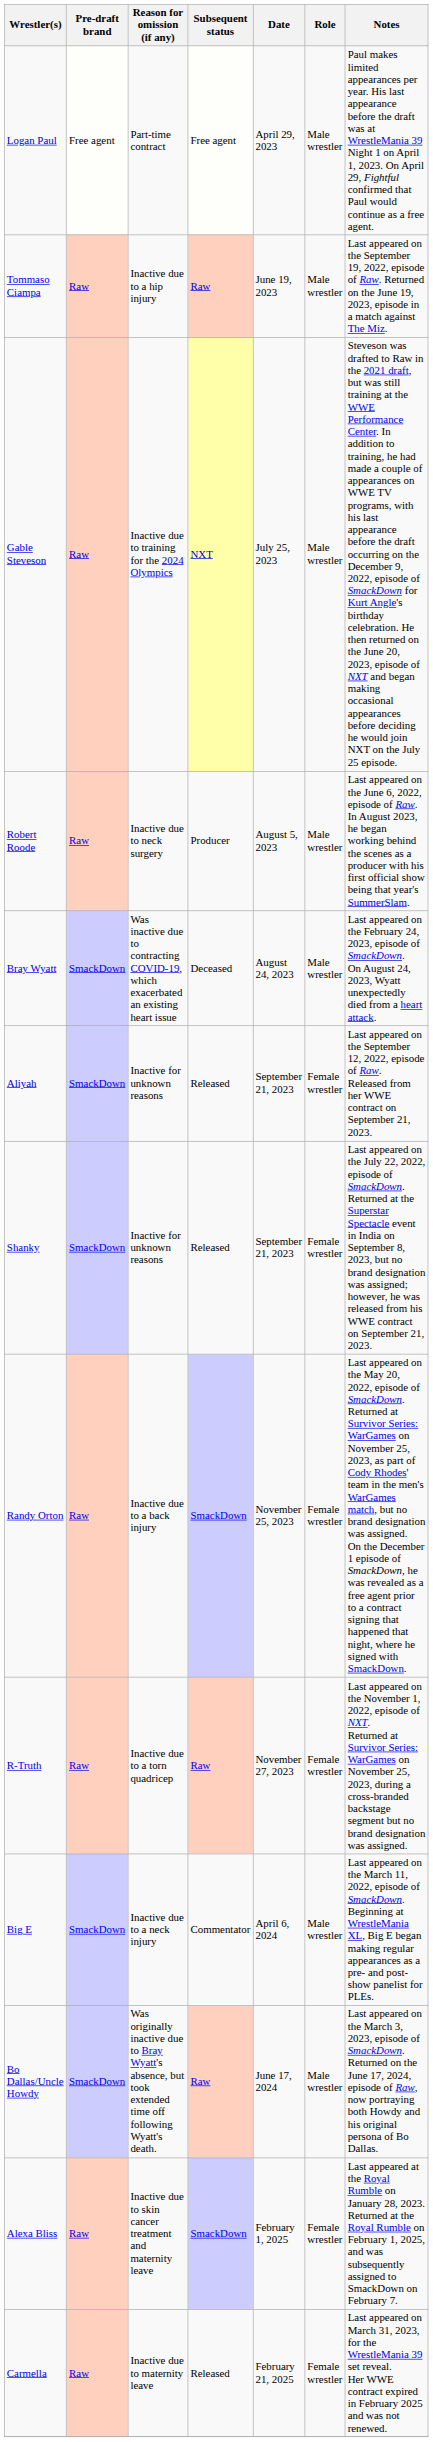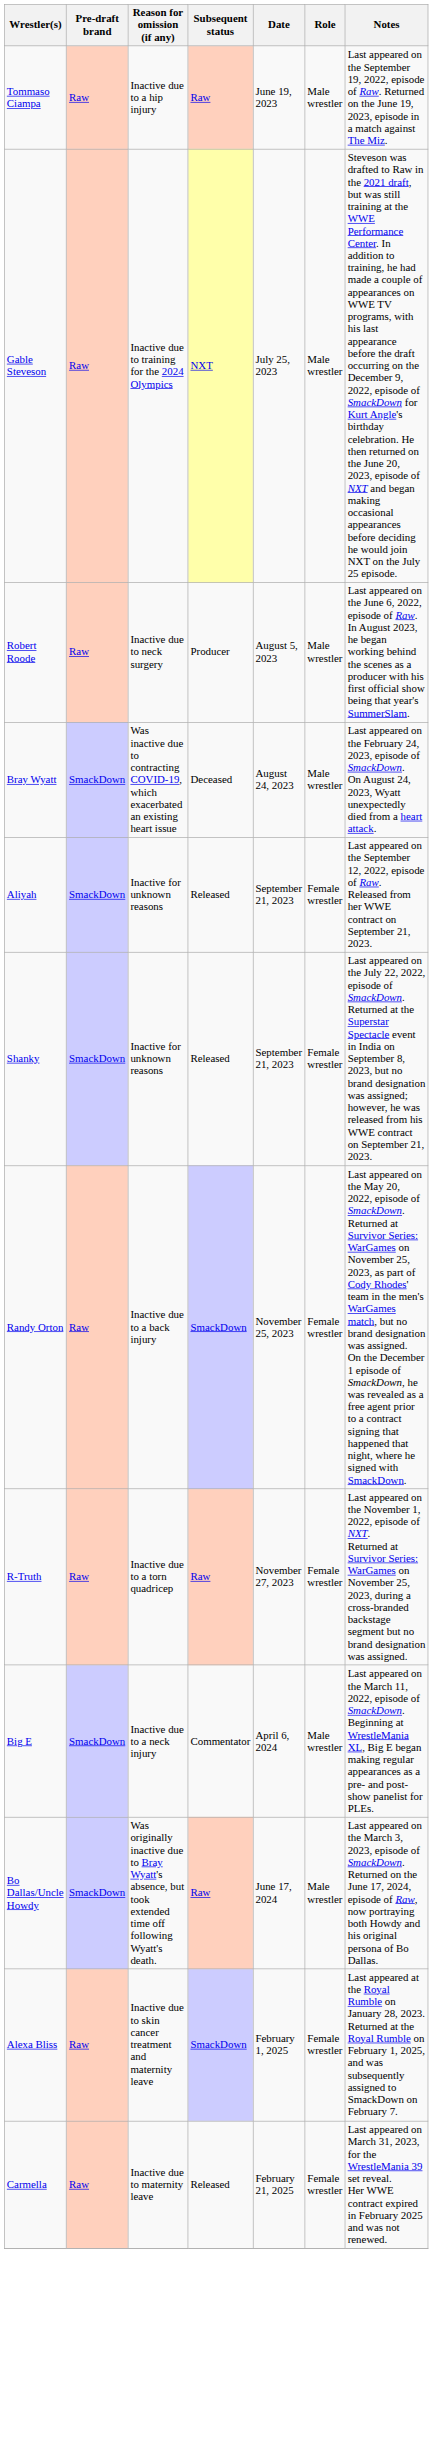- row: (32, 140)
